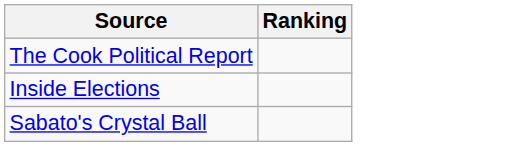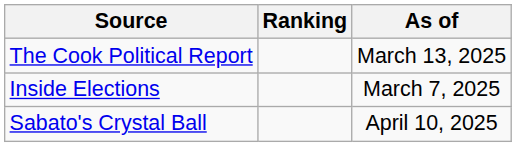+ column: (432, 21)
